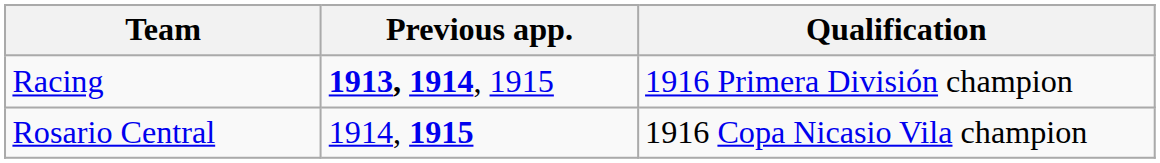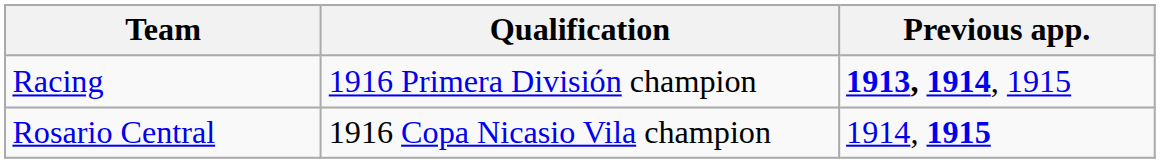columns swapped: (896, 30) <-> (479, 30)
